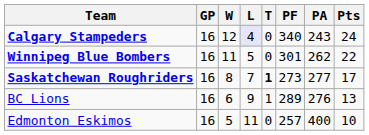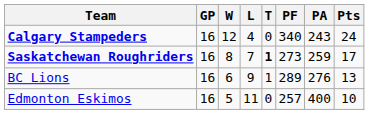(251, 36) lavender background -> (251, 36) no background
- row: (89, 57)
(319, 78) 277 -> (319, 57) 259
